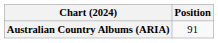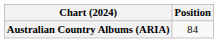(193, 29) 91 -> (193, 29) 84
